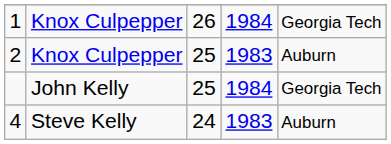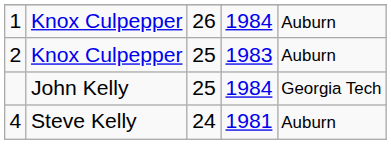(331, 21) Georgia Tech -> (309, 21) Auburn
(249, 121) 1983 -> (249, 121) 1981
